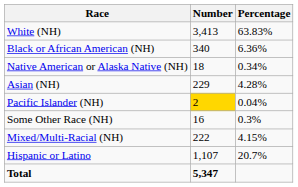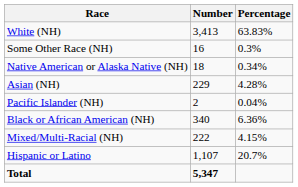rows swapped: (81, 48) <-> (60, 119)
(196, 102) gold background -> (196, 102) no background
